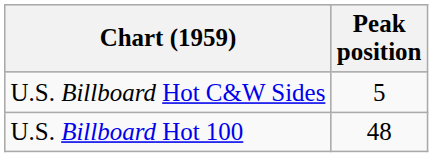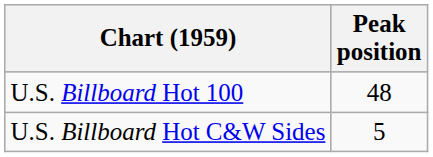rows swapped: (127, 131) <-> (168, 91)
